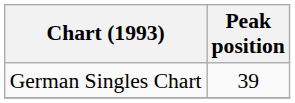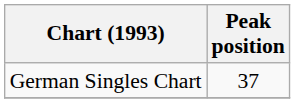(248, 80) 39 -> (248, 80) 37
